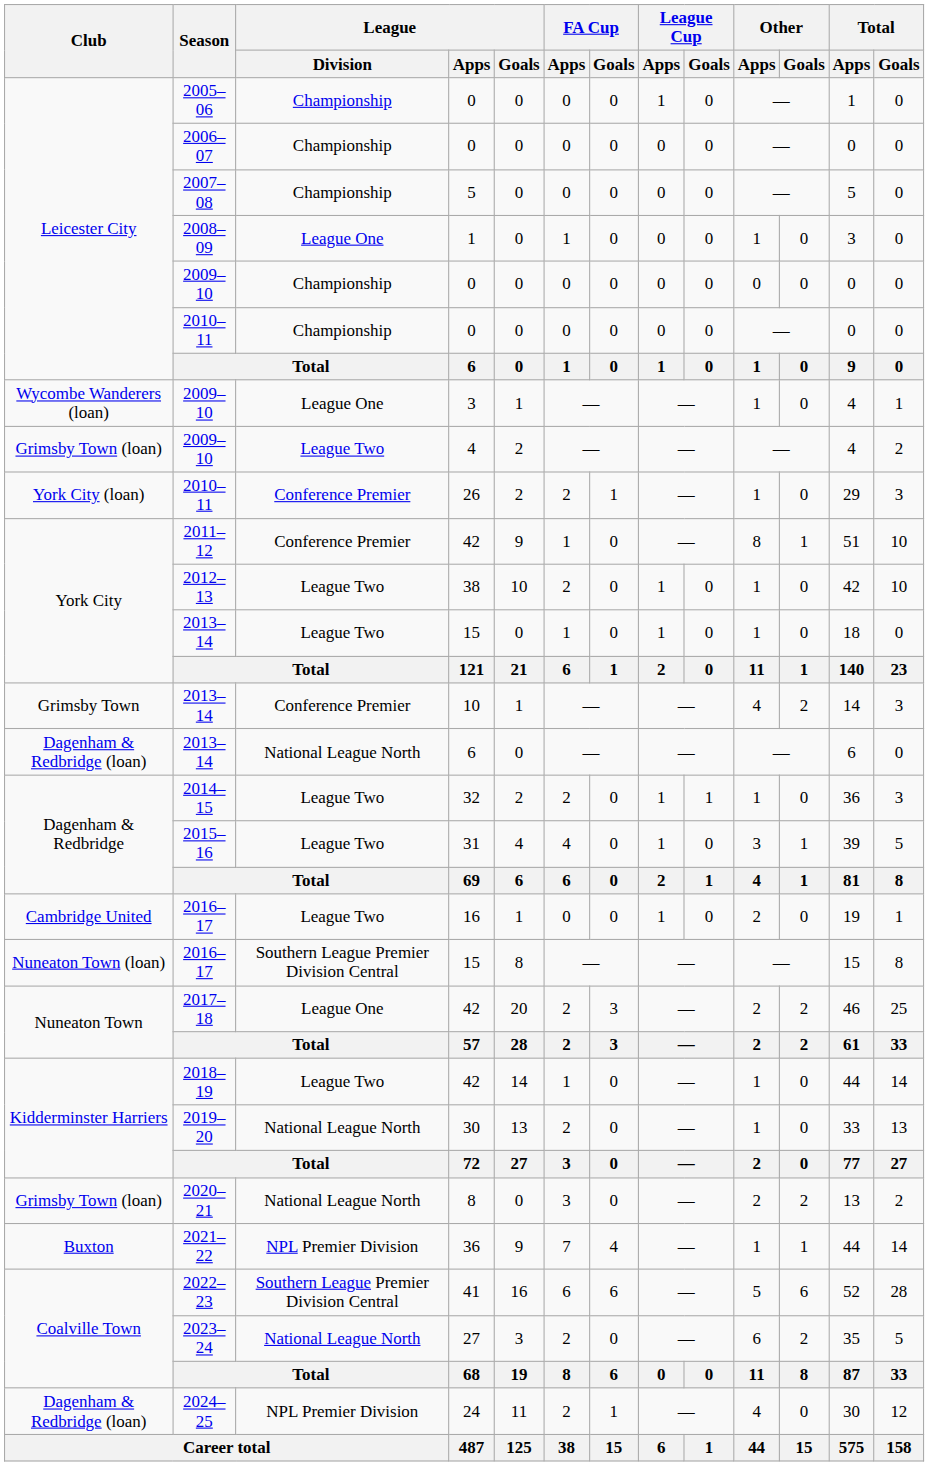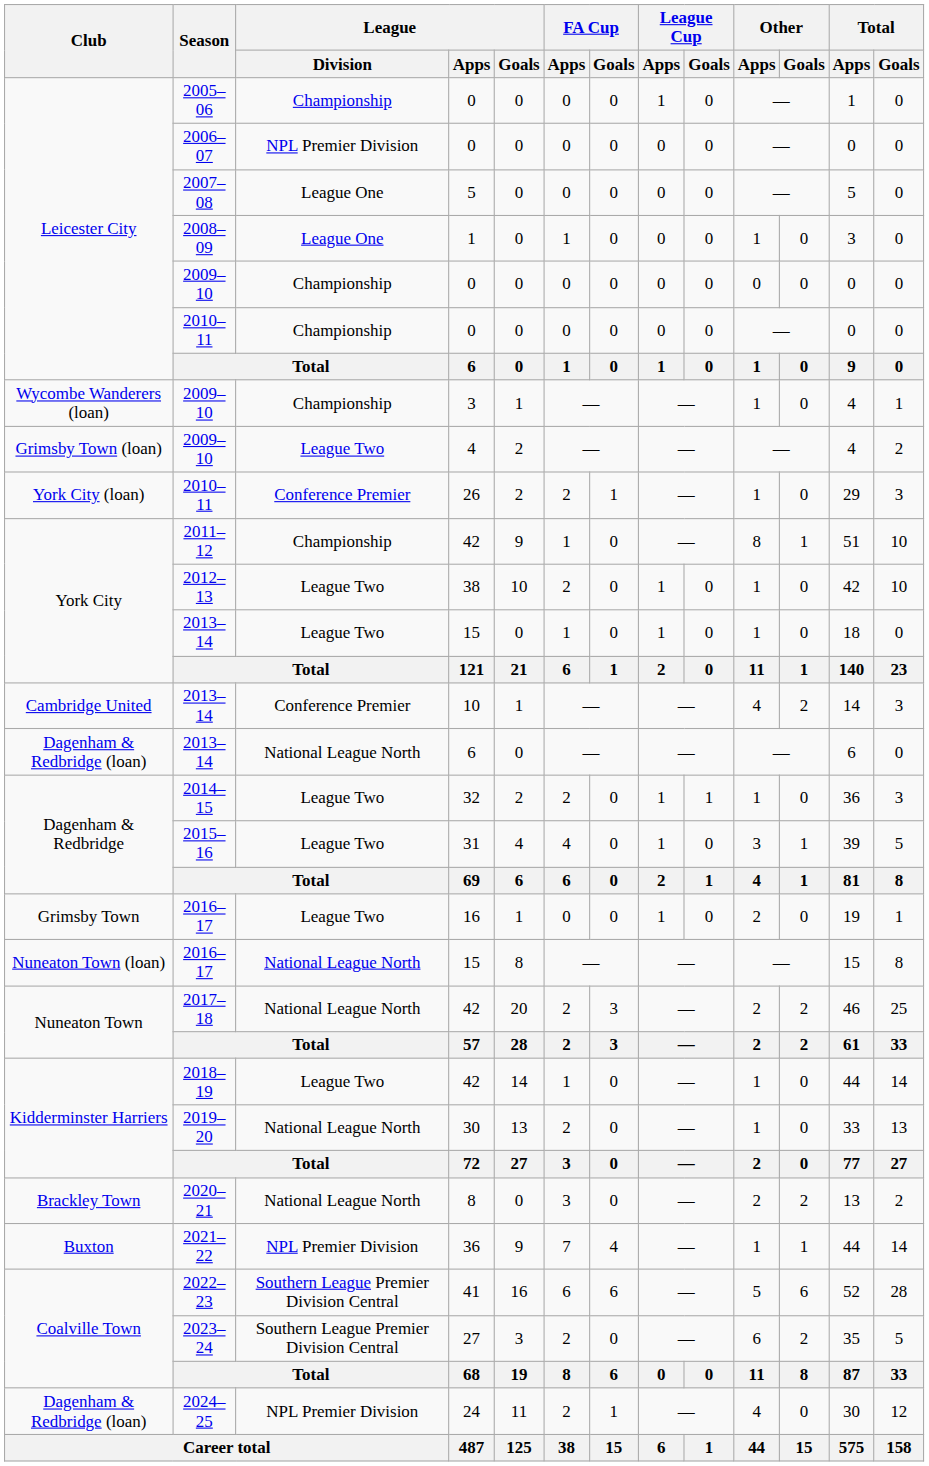(342, 146) Championship -> (342, 146) NPL Premier Division
(342, 192) Championship -> (342, 192) League One
(342, 403) League One -> (342, 403) Championship
(342, 541) Conference Premier -> (342, 541) Championship
(89, 705) Grimsby Town -> (89, 705) Cambridge United
(89, 916) Cambridge United -> (89, 916) Grimsby Town
(342, 962) Southern League Premier Division Central -> (342, 962) National League North
(342, 1008) League One -> (342, 1008) National League North
(89, 1200) Grimsby Town (loan) -> (89, 1200) Brackley Town
(342, 1338) National League North -> (342, 1338) Southern League Premier Division Central
